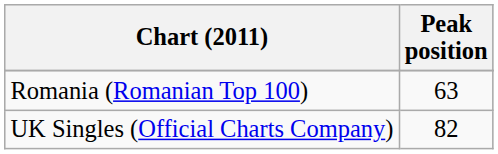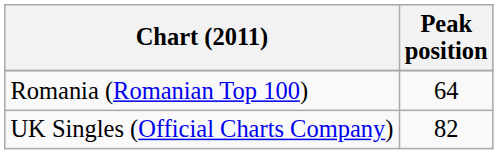(446, 90) 63 -> (446, 90) 64
